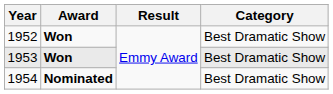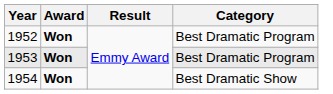(265, 37) Best Dramatic Show -> (245, 37) Best Dramatic Program
(265, 58) Best Dramatic Show -> (245, 58) Best Dramatic Program
(78, 79) Nominated -> (58, 79) Won
